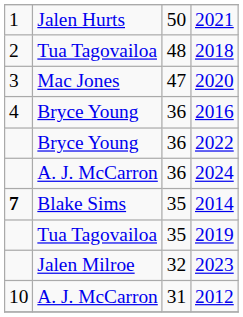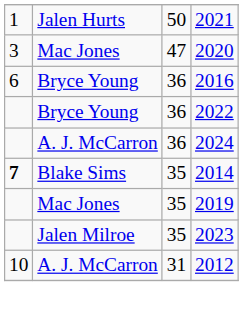- row: (214, 50)
(14, 111) 4 -> (14, 81) 6
(97, 234) Tua Tagovailoa -> (78, 204) Mac Jones
(176, 265) 32 -> (176, 234) 35
